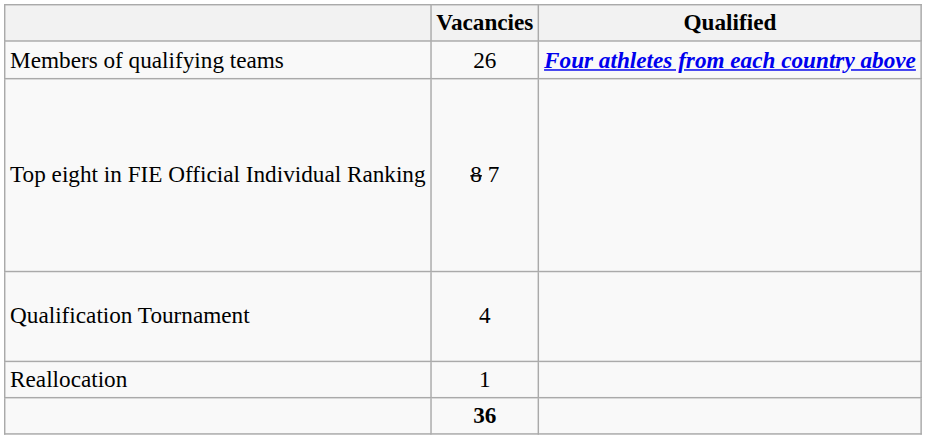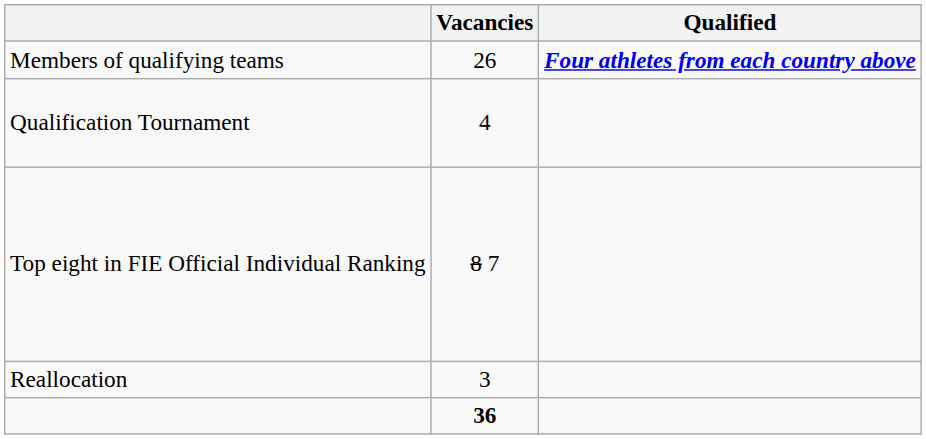rows swapped: (218, 174) <-> (130, 315)
(485, 378) 1 -> (485, 378) 3
